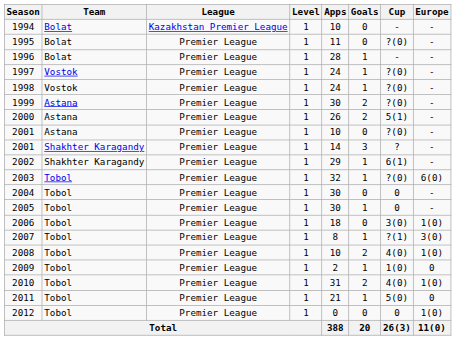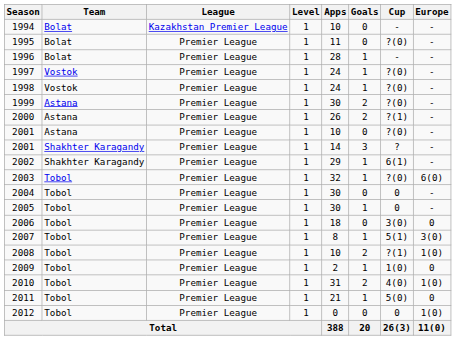(397, 117) 5(1) -> (397, 117) ?(1)
(432, 222) 1(0) -> (432, 222) 0
(397, 238) ?(1) -> (397, 238) 5(1)
(397, 253) 4(0) -> (397, 253) ?(1)
